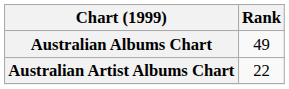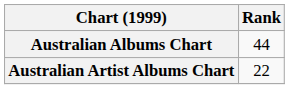(261, 44) 49 -> (261, 44) 44
